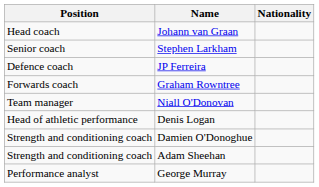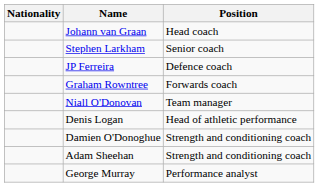columns swapped: (80, 13) <-> (284, 13)
